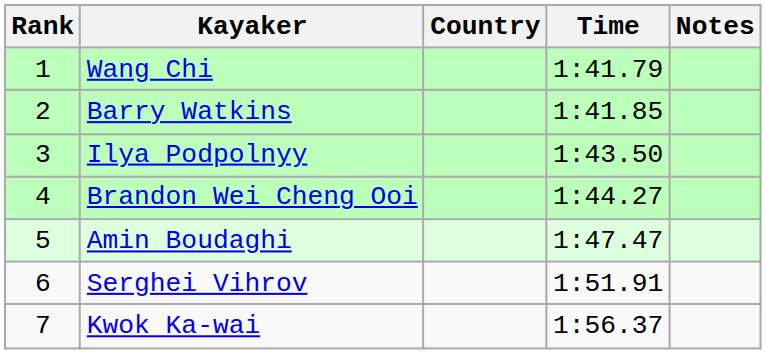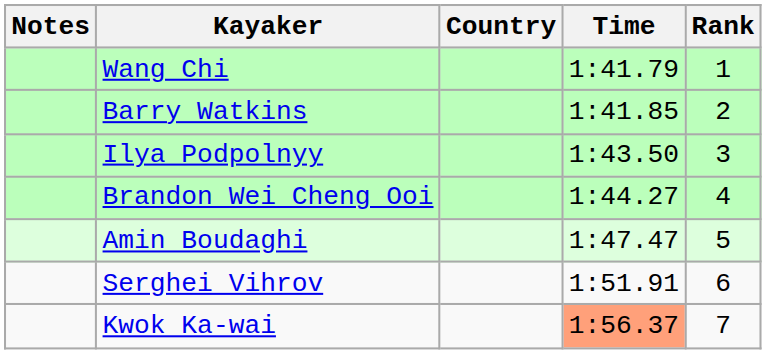columns swapped: (43, 26) <-> (715, 26)
(608, 326) no background -> (624, 326) lightsalmon background
